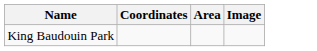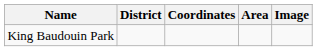+ column: (141, 14)
